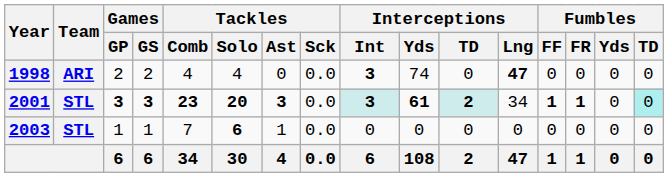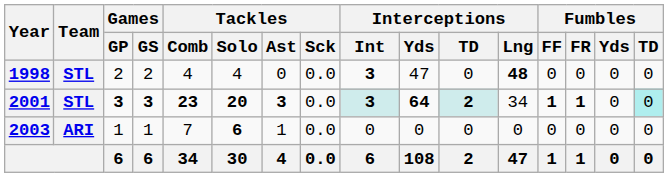(79, 75) ARI -> (79, 75) STL
(419, 75) 74 -> (419, 75) 47
(518, 75) 47 -> (518, 75) 48
(419, 103) 61 -> (419, 103) 64
(79, 131) STL -> (79, 131) ARI
